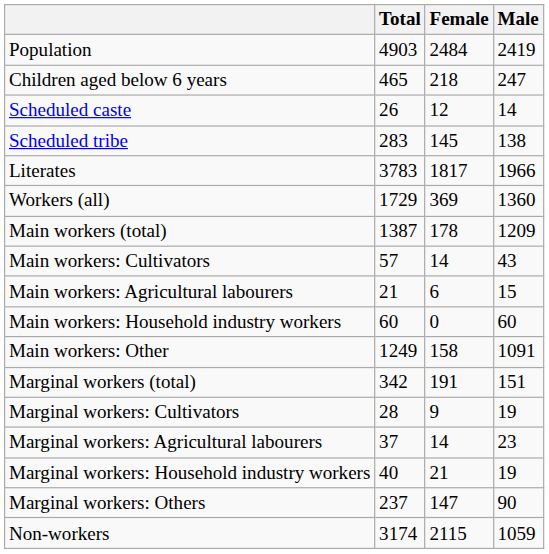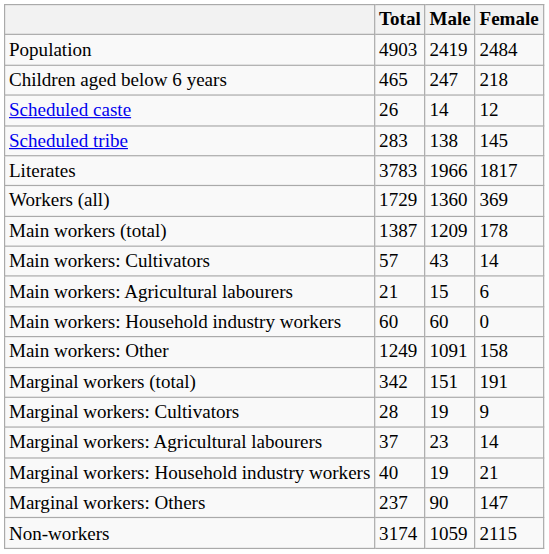columns swapped: (518, 19) <-> (459, 19)
